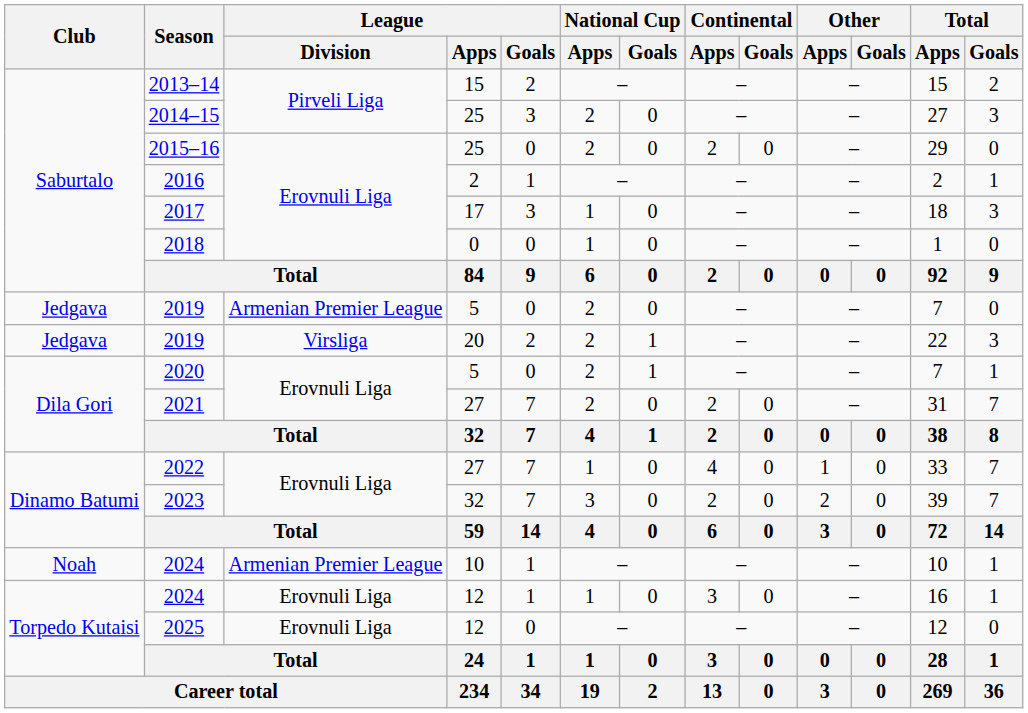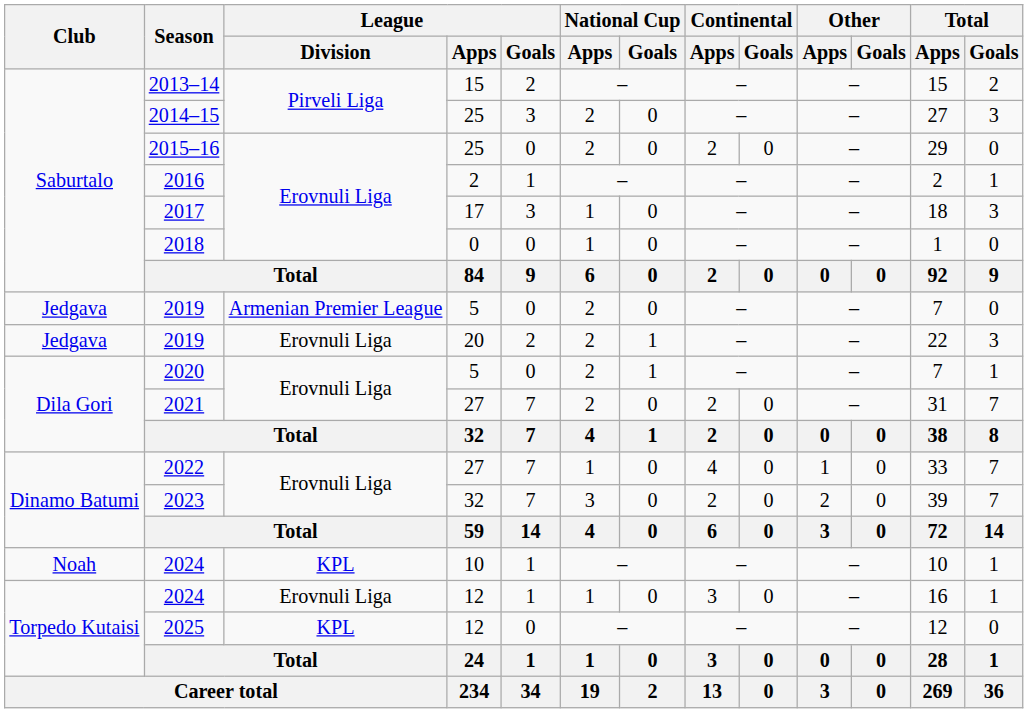(335, 340) Virsliga -> (335, 340) Erovnuli Liga
(336, 564) Armenian Premier League -> (336, 564) KPL
(335, 627) Erovnuli Liga -> (336, 627) KPL
